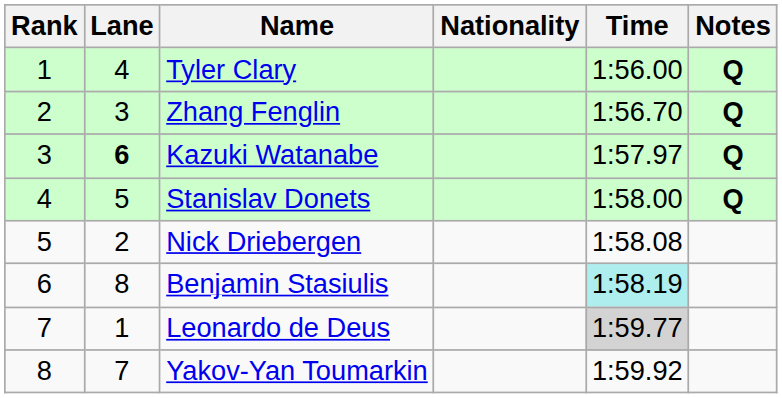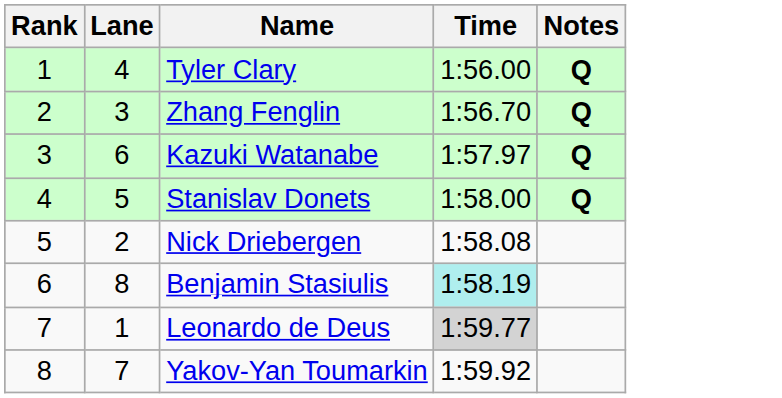- column: (510, 26)
(122, 155) bold -> (122, 155) normal
